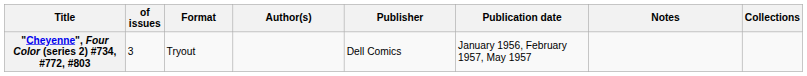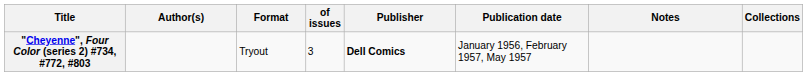columns swapped: (145, 18) <-> (289, 18)
(374, 51) normal -> (376, 51) bold
